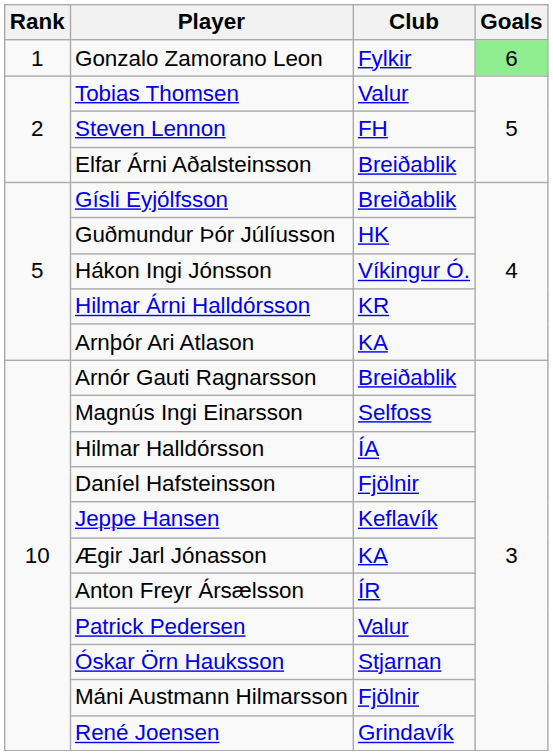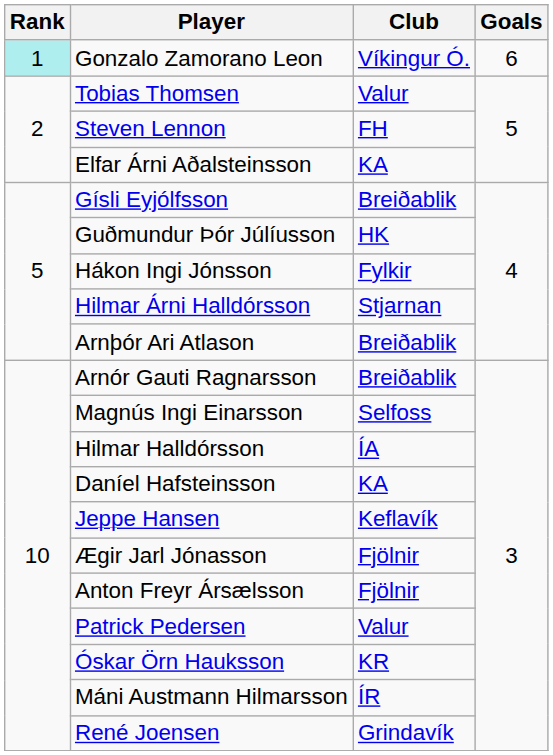(37, 57) no background -> (37, 57) paleturquoise background
(385, 57) Fylkir -> (414, 57) Víkingur Ó.
(511, 57) lightgreen background -> (511, 57) no background
(407, 164) Breiðablik -> (373, 164) KA
(414, 270) Víkingur Ó. -> (385, 270) Fylkir
(374, 306) KR -> (400, 306) Stjarnan
(373, 341) KA -> (407, 341) Breiðablik
(388, 484) Fjölnir -> (373, 484) KA
(373, 555) KA -> (388, 555) Fjölnir
(369, 590) ÍR -> (388, 590) Fjölnir
(400, 661) Stjarnan -> (374, 661) KR
(388, 697) Fjölnir -> (369, 697) ÍR
